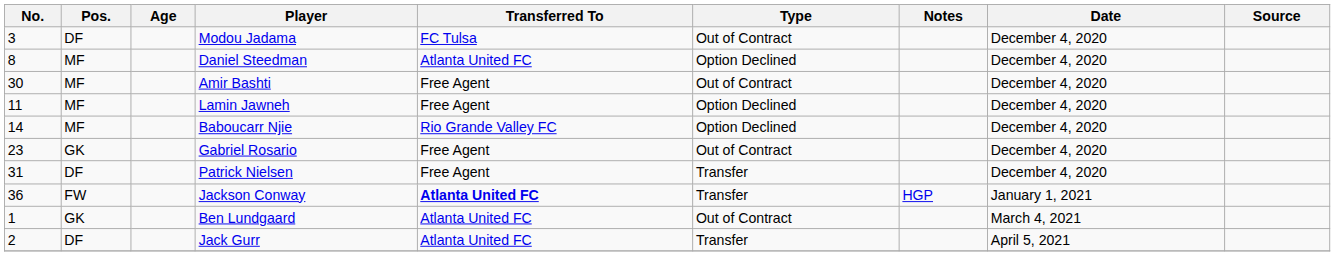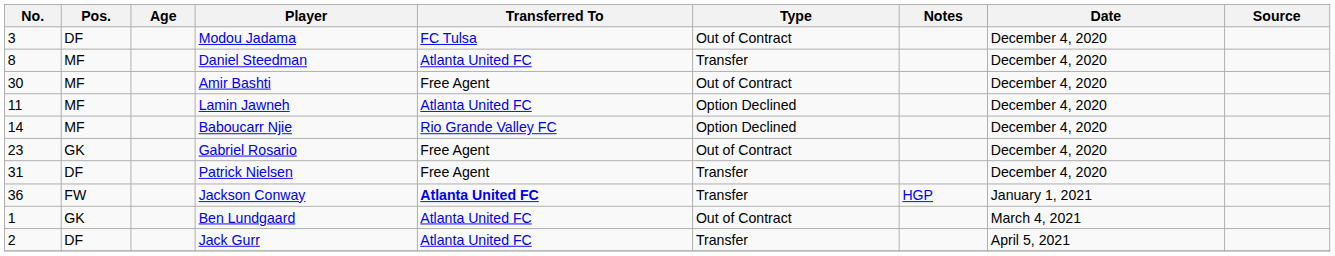(746, 61) Option Declined -> (722, 61) Transfer
(455, 105) Free Agent -> (476, 105) Atlanta United FC
